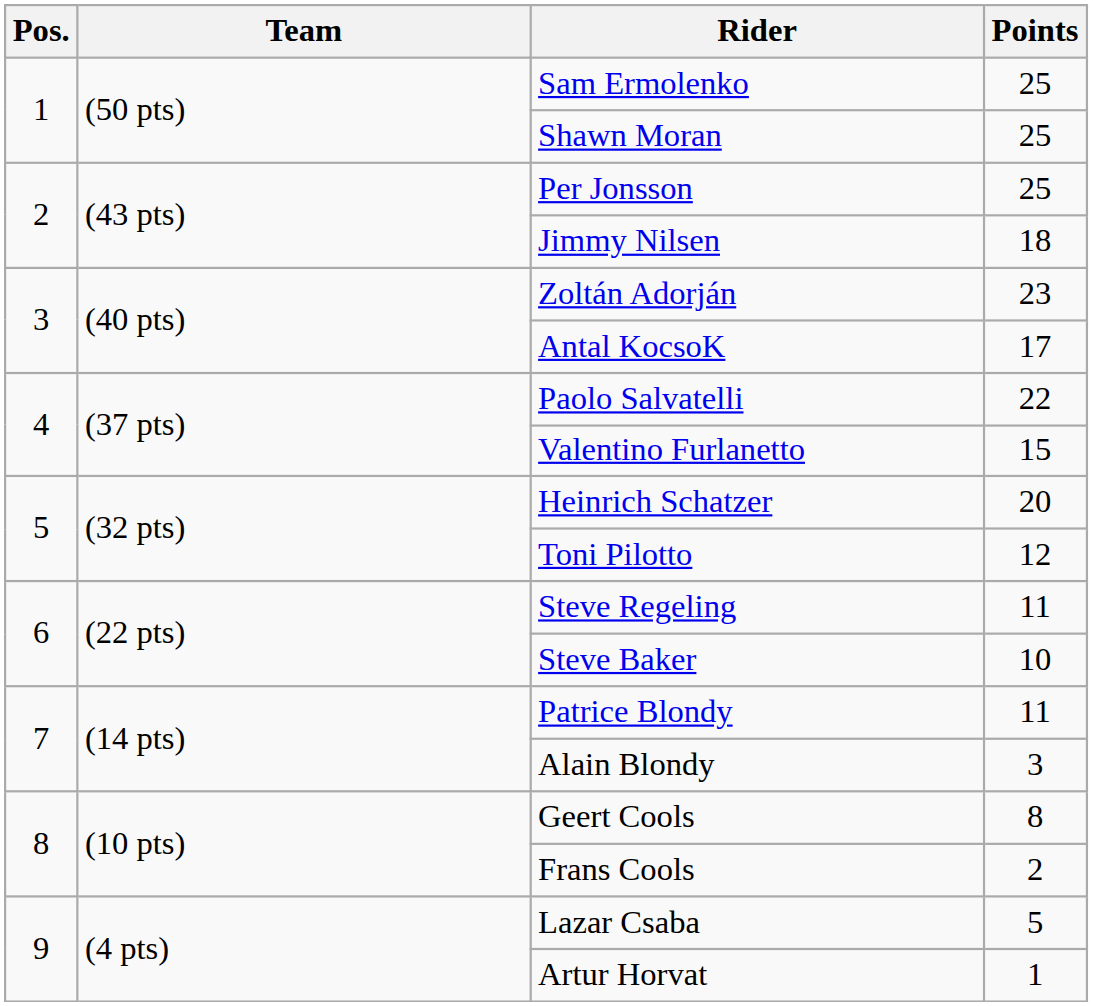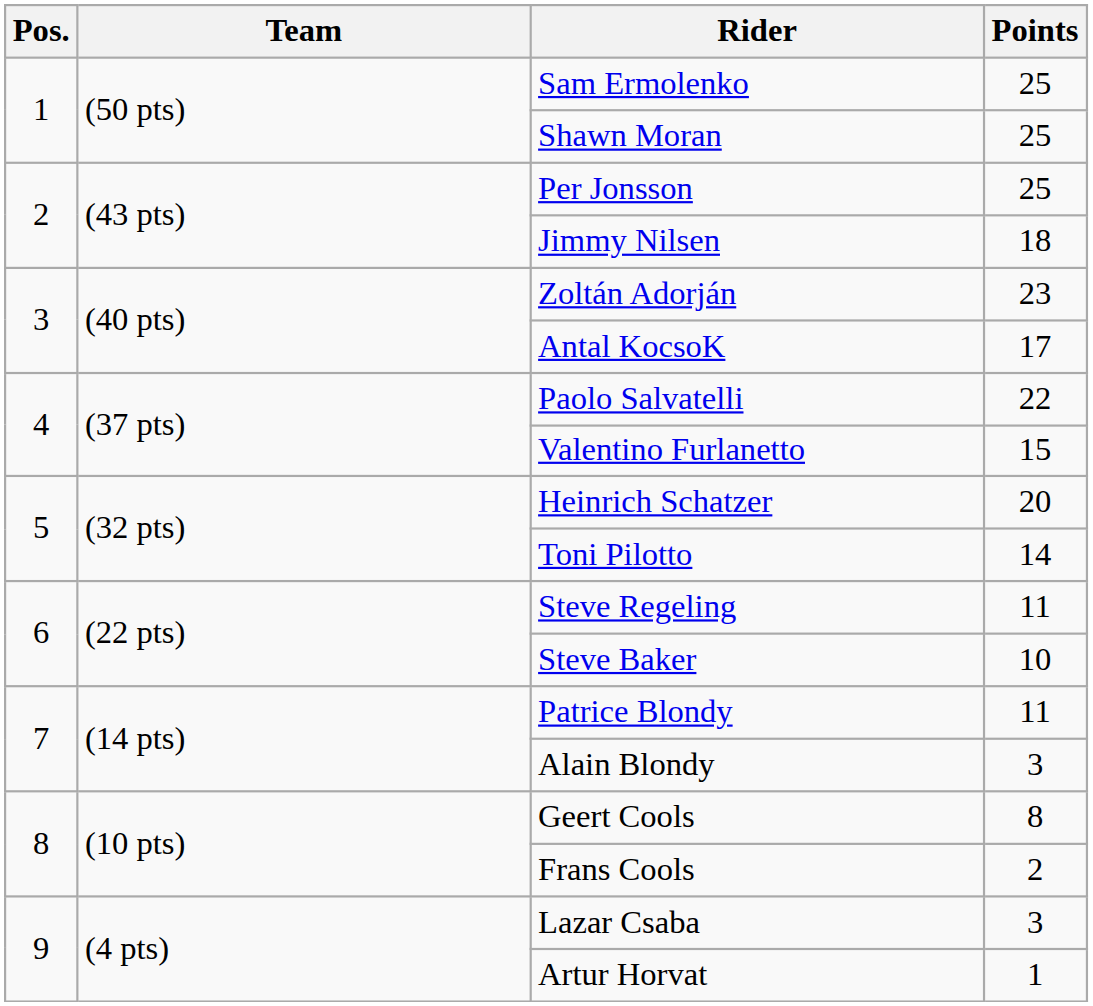(1035, 554) 12 -> (1035, 554) 14
(1035, 921) 5 -> (1035, 921) 3
